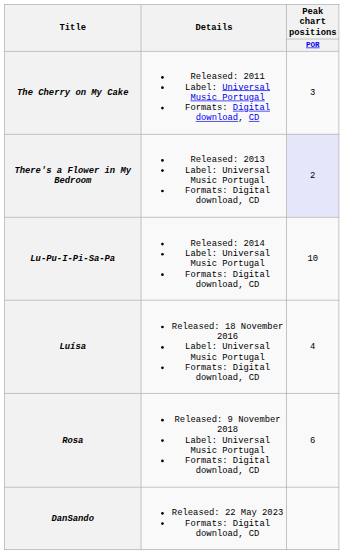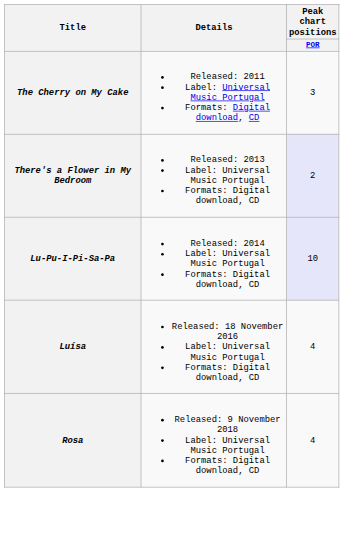(313, 259) no background -> (313, 259) lavender background
(313, 440) 6 -> (313, 440) 4
- row: (73, 518)
